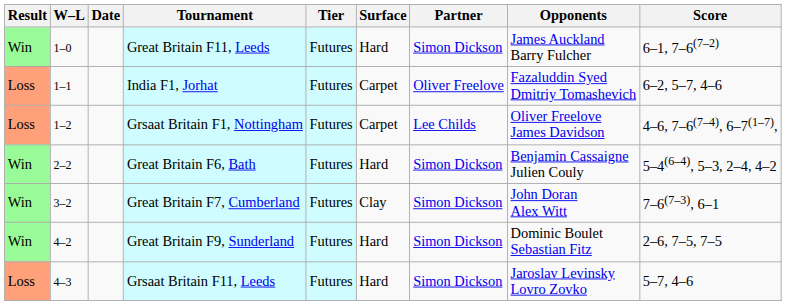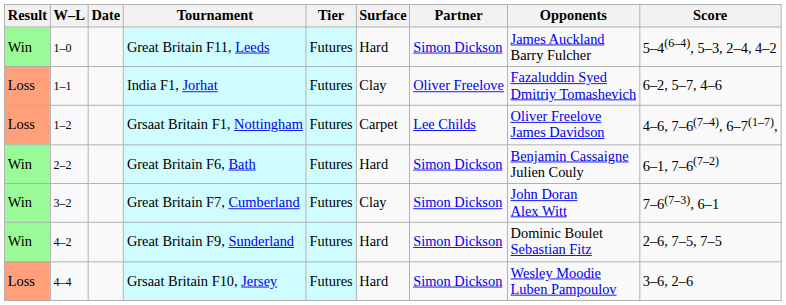(681, 46) 6–1, 7–6(7–2) -> (710, 46) 5–4(6–4), 5–3, 2–4, 4–2
(379, 85) Carpet -> (373, 85) Clay
(710, 163) 5–4(6–4), 5–3, 2–4, 4–2 -> (681, 163) 6–1, 7–6(7–2)
- row: (201, 281)
+ row: (202, 281)
